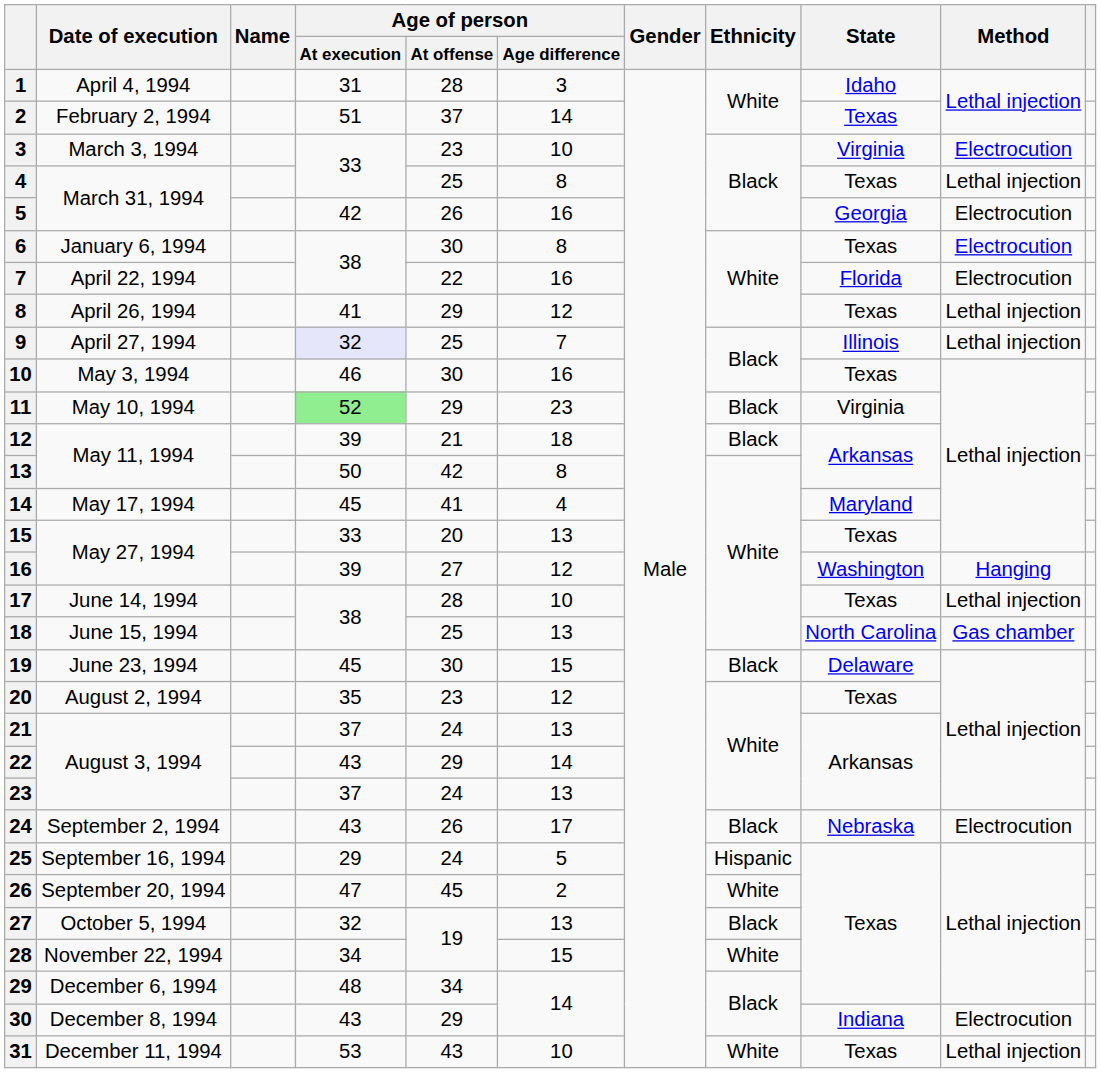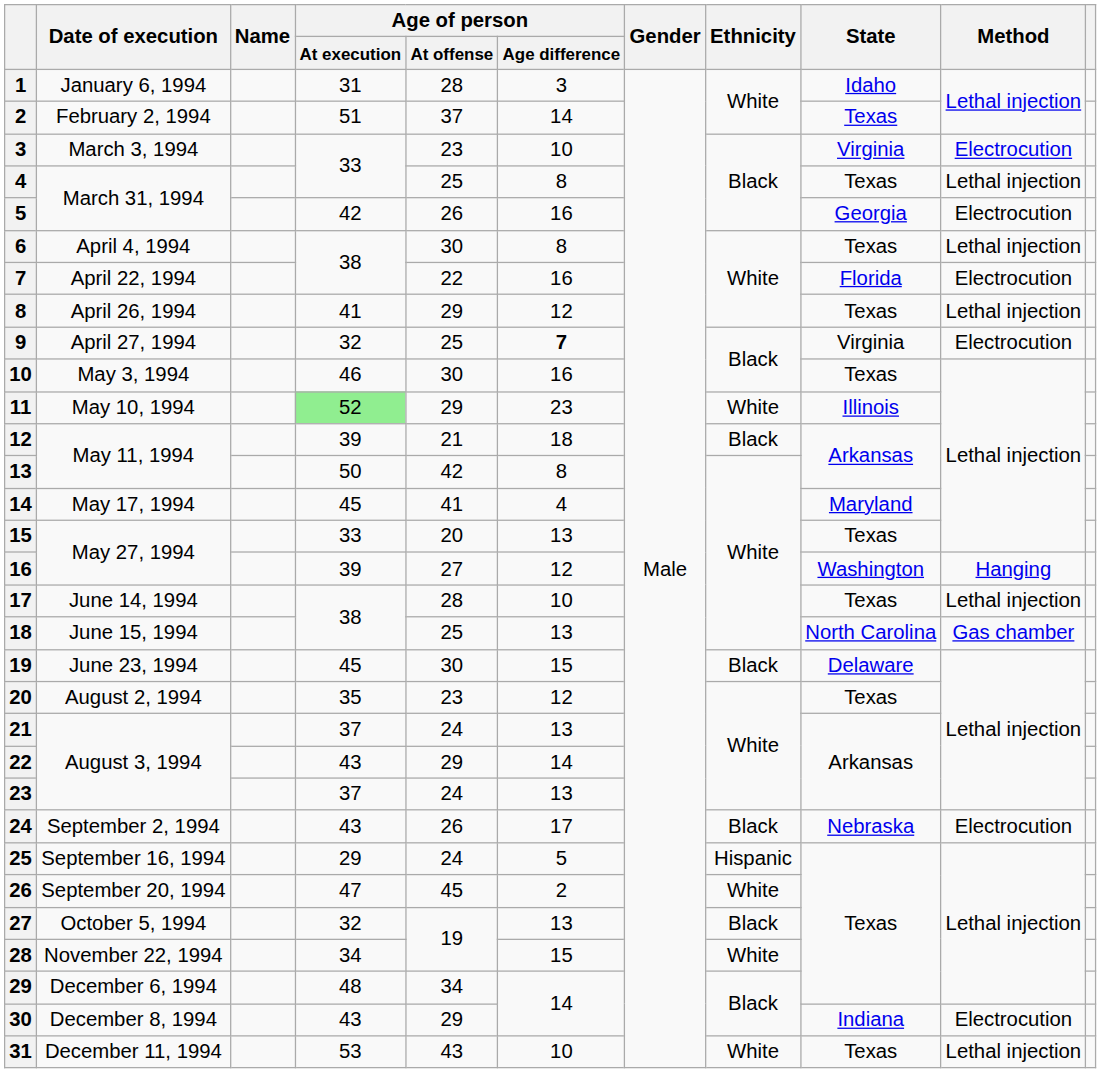(133, 85) April 4, 1994 -> (133, 85) January 6, 1994
(133, 246) January 6, 1994 -> (133, 246) April 4, 1994
(1013, 246) Electrocution -> (1013, 246) Lethal injection
(350, 342) lavender background -> (350, 342) no background
(561, 342) normal -> (561, 342) bold
(871, 342) Illinois -> (871, 342) Virginia
(1013, 342) Lethal injection -> (1013, 342) Electrocution
(753, 407) Black -> (753, 407) White
(871, 407) Virginia -> (871, 407) Illinois
